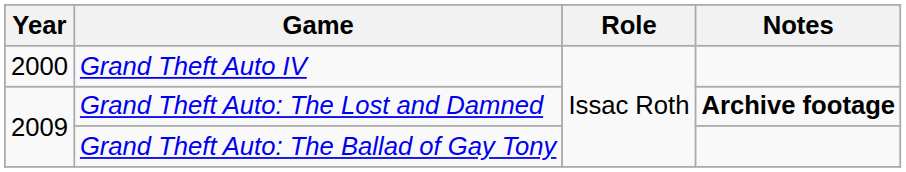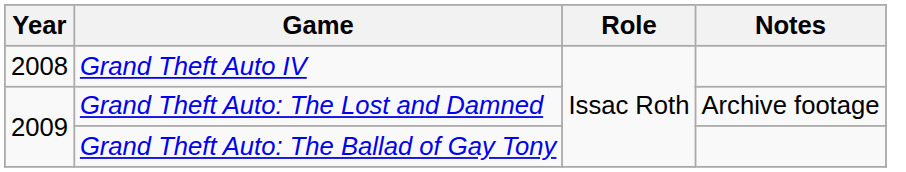(39, 66) 2000 -> (39, 66) 2008
(798, 107) bold -> (790, 107) normal
